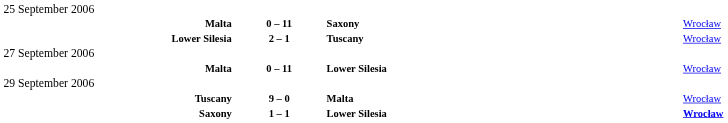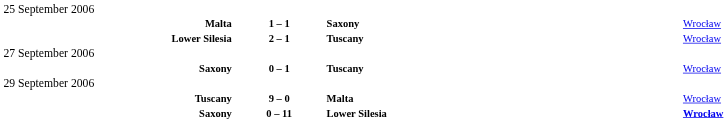(279, 24) 0 – 11 -> (279, 24) 1 – 1
- row: (218, 68)
+ row: (215, 68)
(279, 113) 1 – 1 -> (279, 113) 0 – 11
